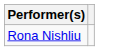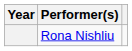+ column: (21, 14)
